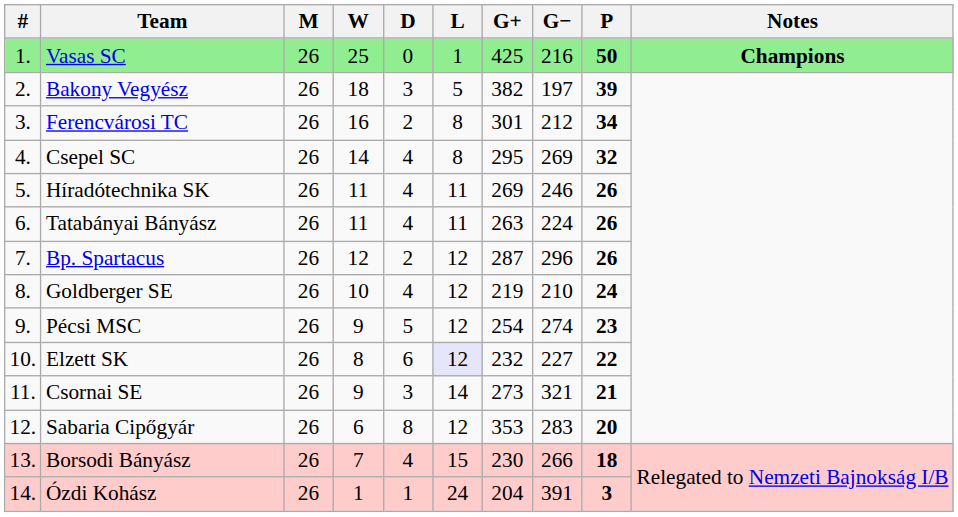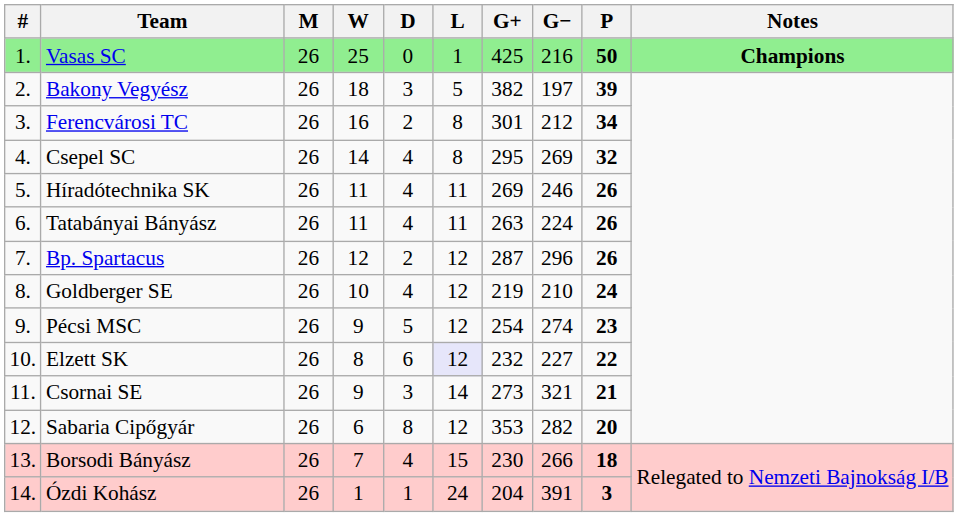(557, 426) 283 -> (557, 426) 282
